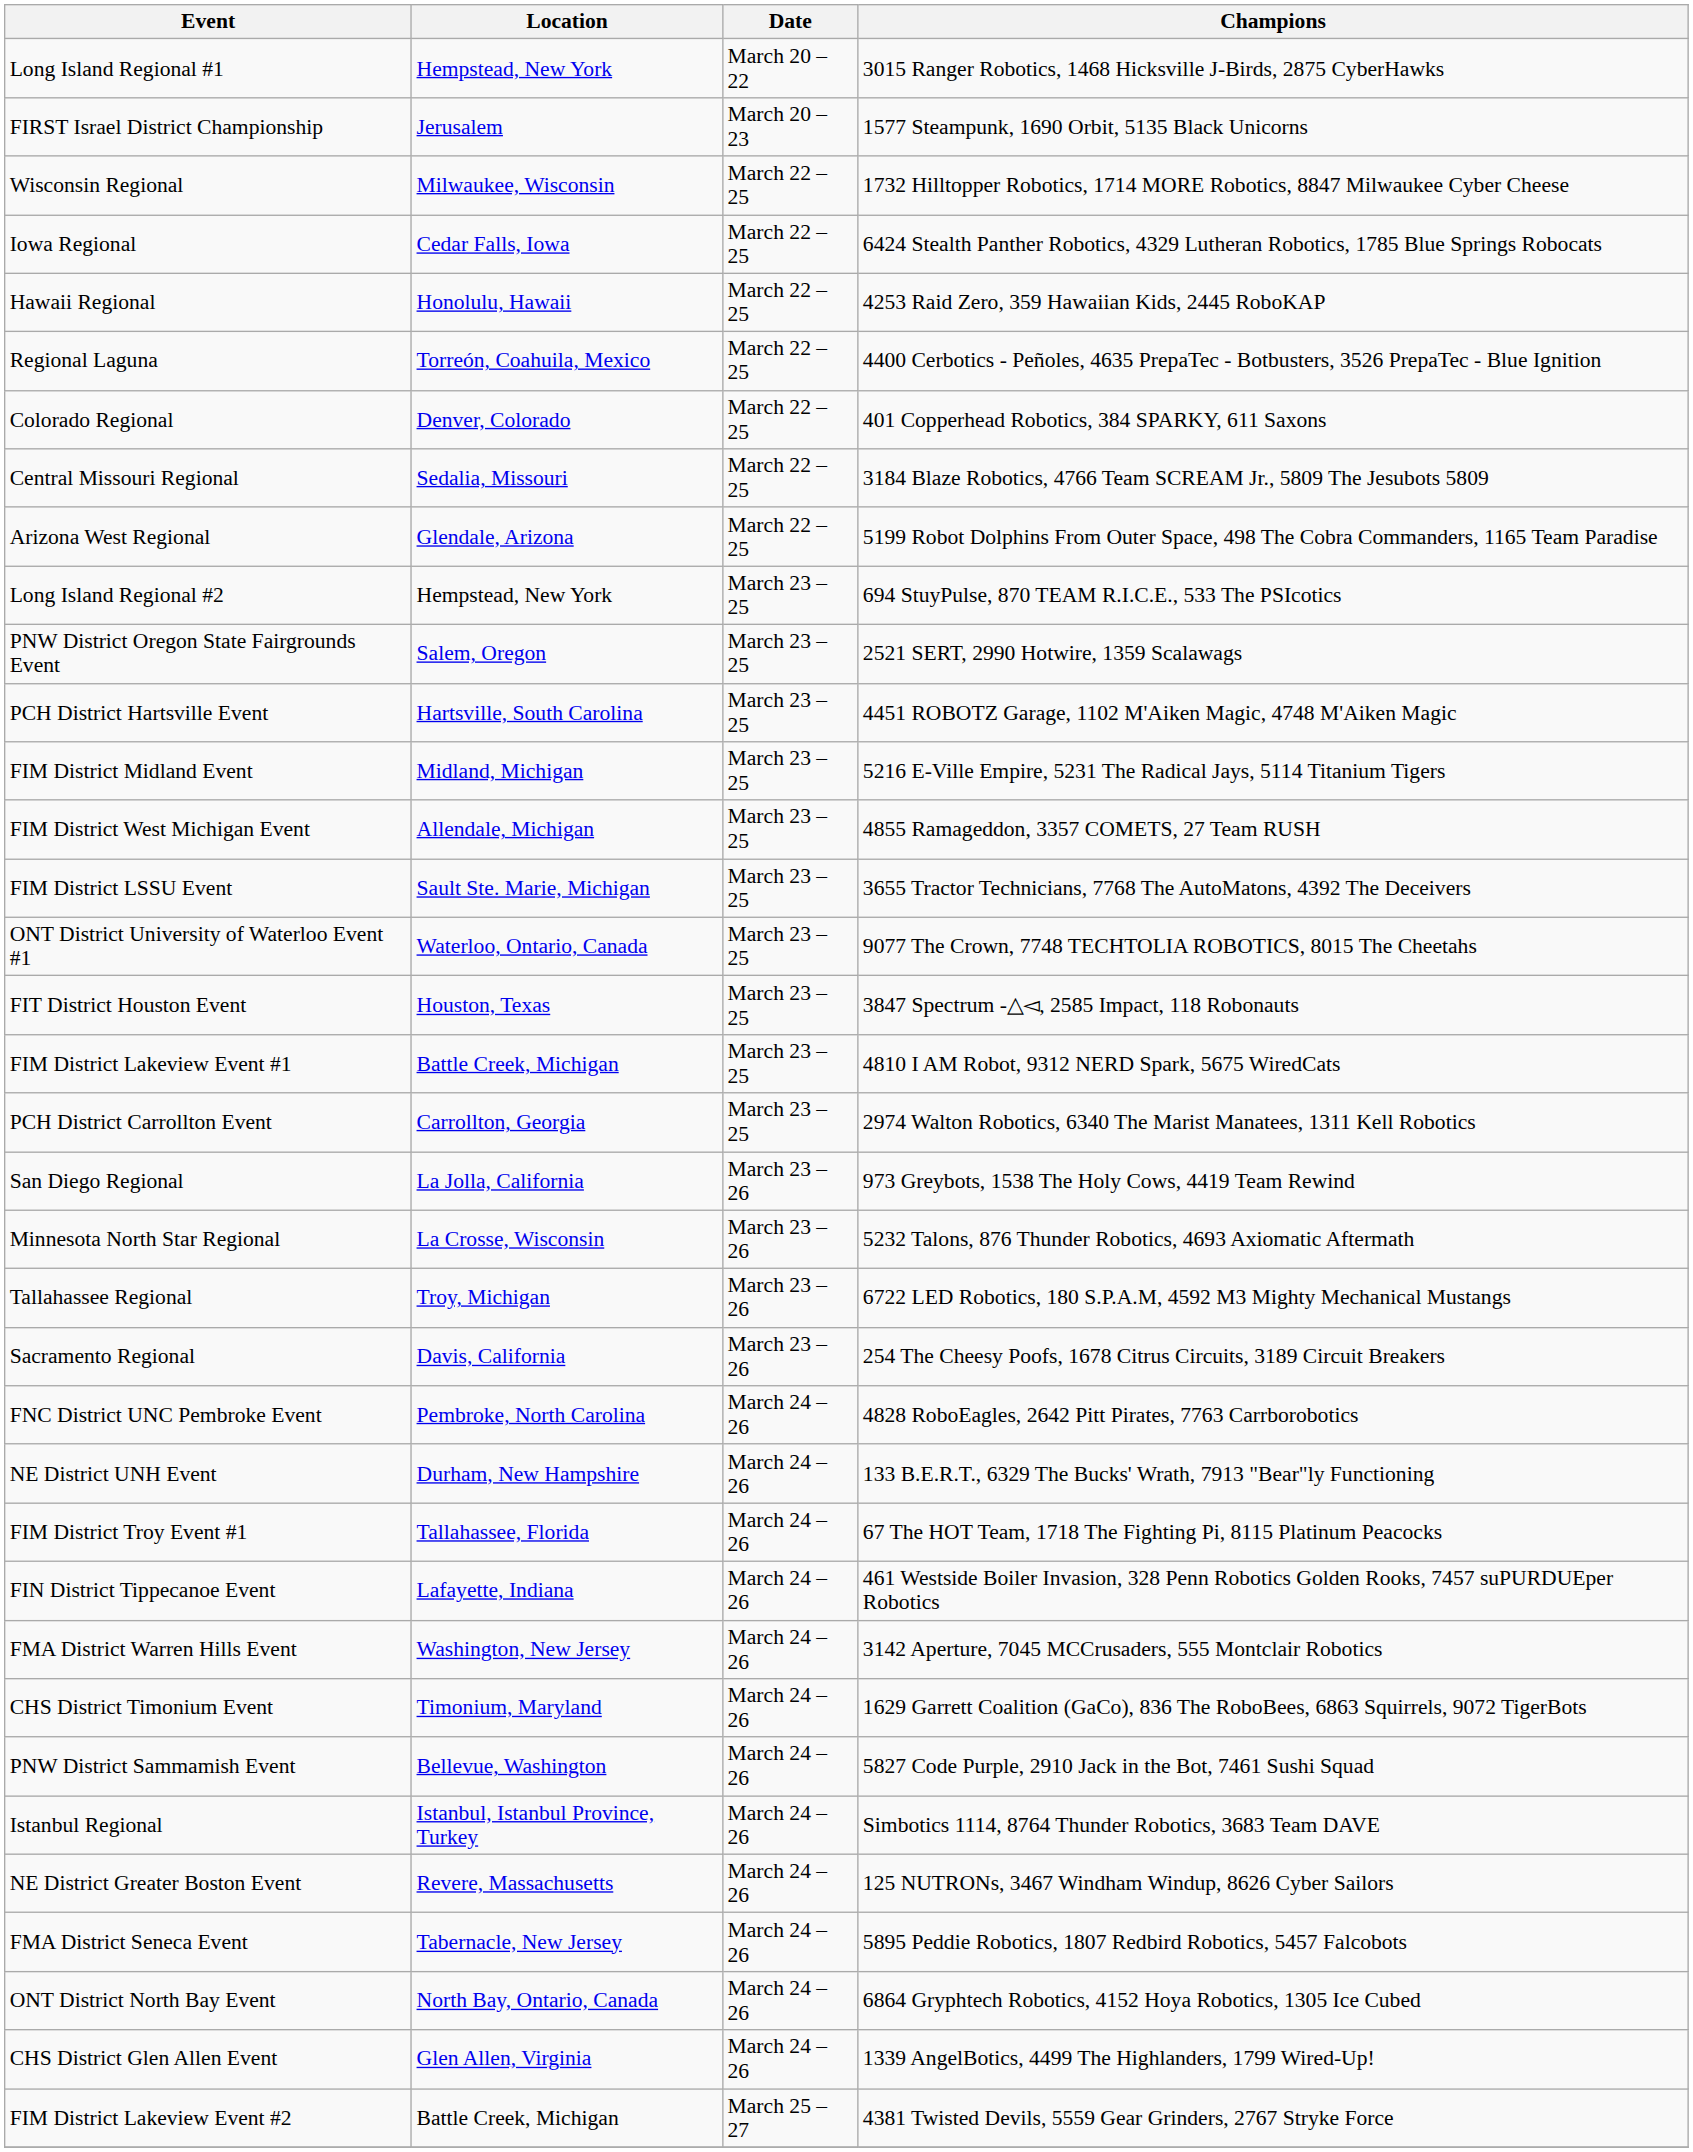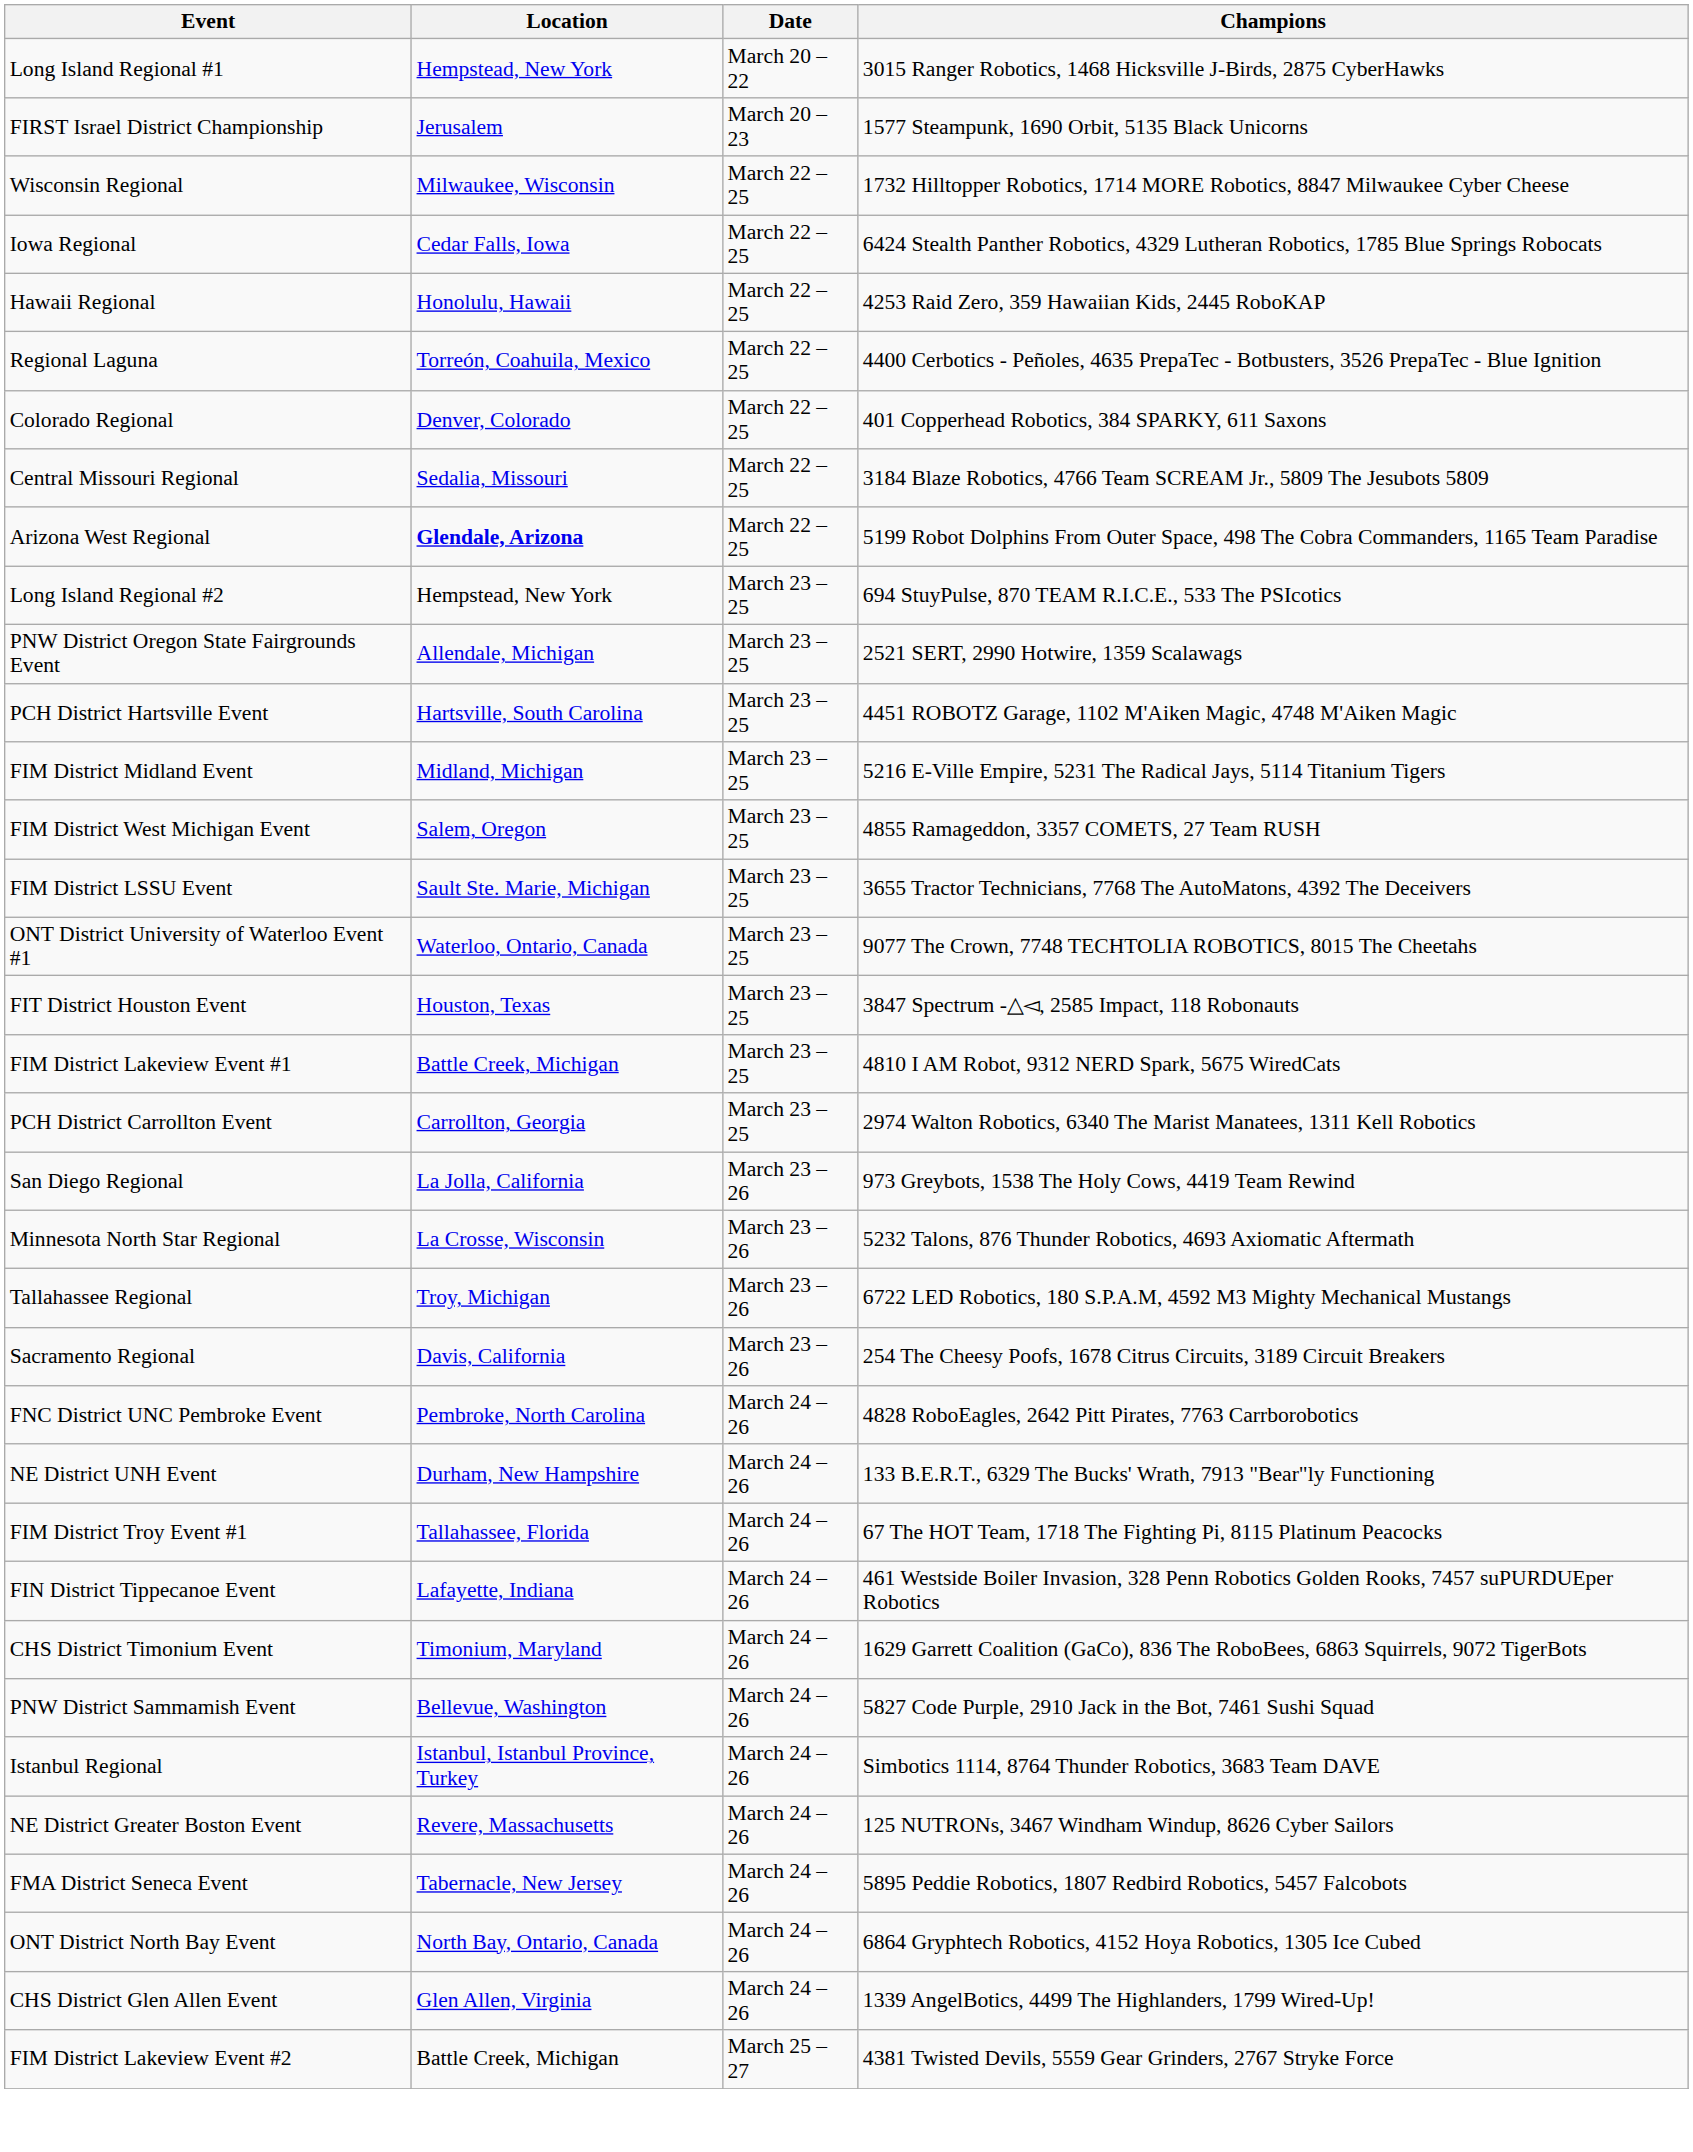(495, 536) normal -> (500, 536) bold
(481, 653) Salem, Oregon -> (505, 653) Allendale, Michigan
(505, 829) Allendale, Michigan -> (481, 829) Salem, Oregon
- row: (153, 1649)
